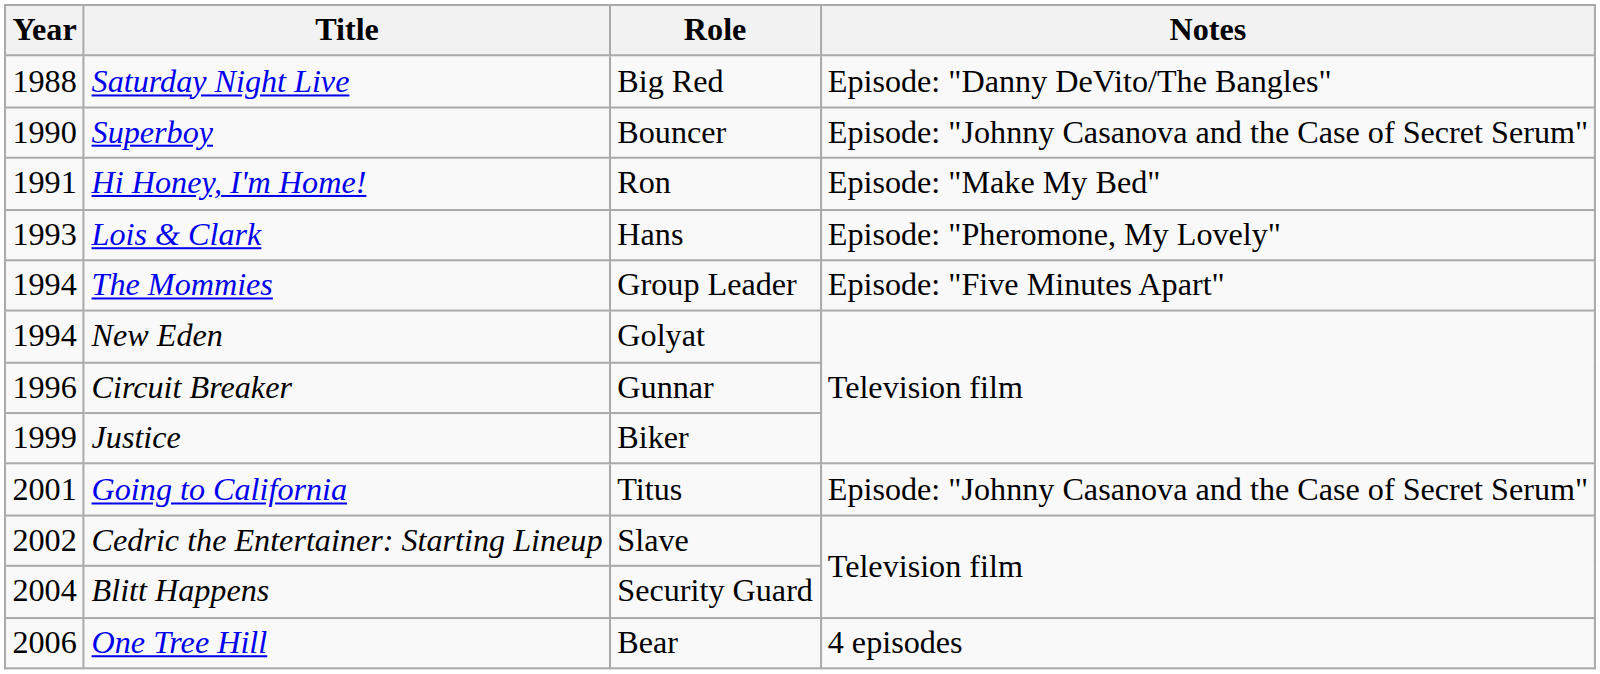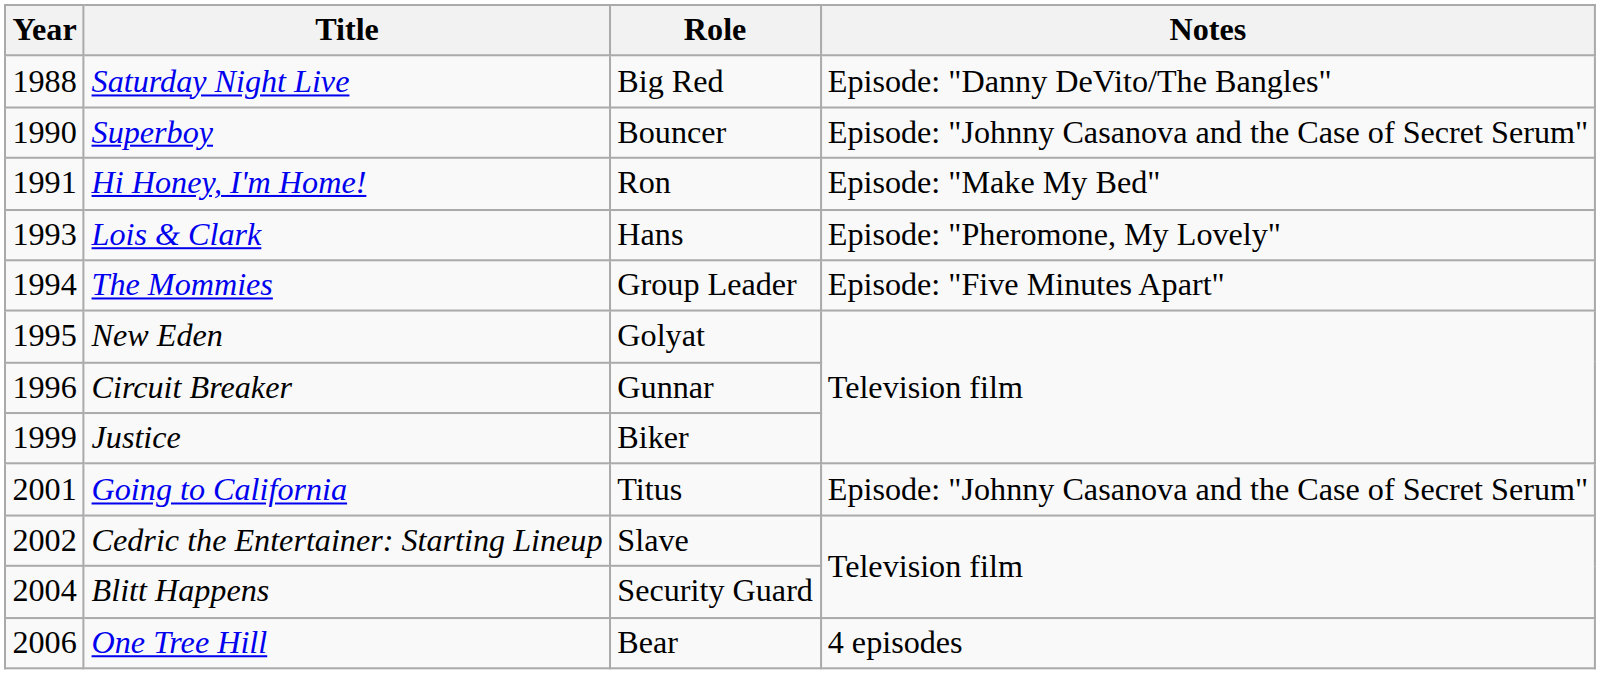(45, 336) 1994 -> (45, 336) 1995
